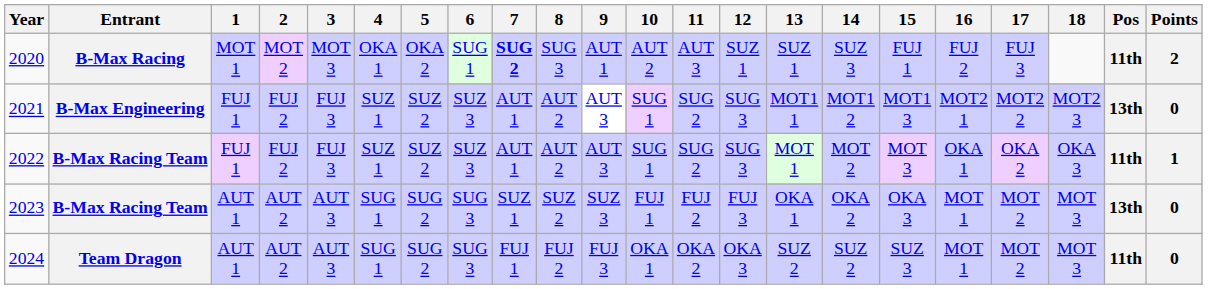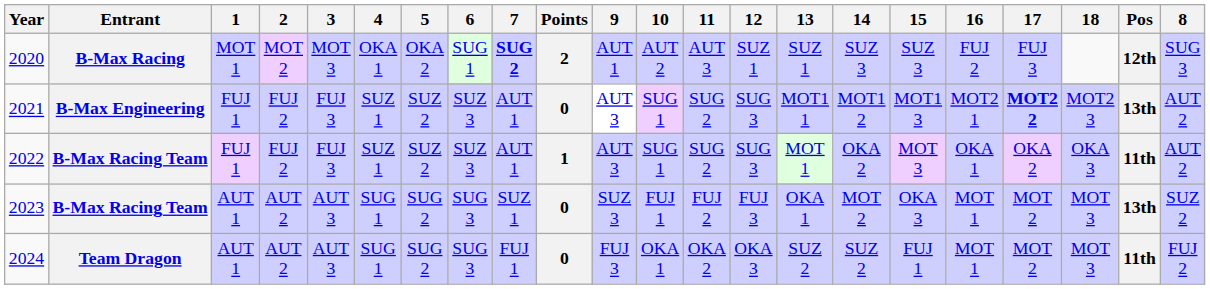columns swapped: (559, 18) <-> (1174, 18)
(907, 58) FUJ 1 -> (918, 58) SUZ 3
(1126, 58) 11th -> (1140, 58) 12th
(1020, 108) normal -> (1032, 108) bold
(851, 158) MOT 2 -> (862, 158) OKA 2
(851, 208) OKA 2 -> (861, 208) MOT 2
(907, 258) SUZ 3 -> (918, 258) FUJ 1
